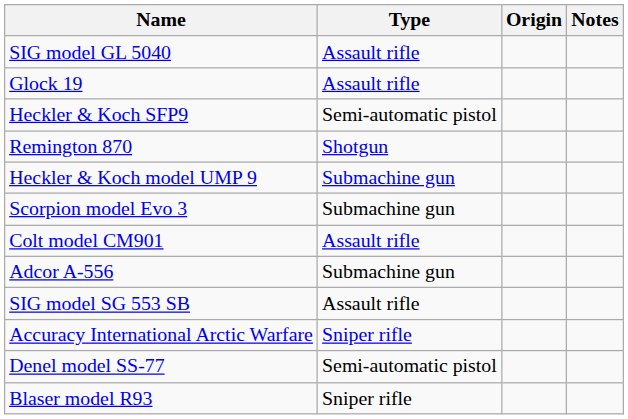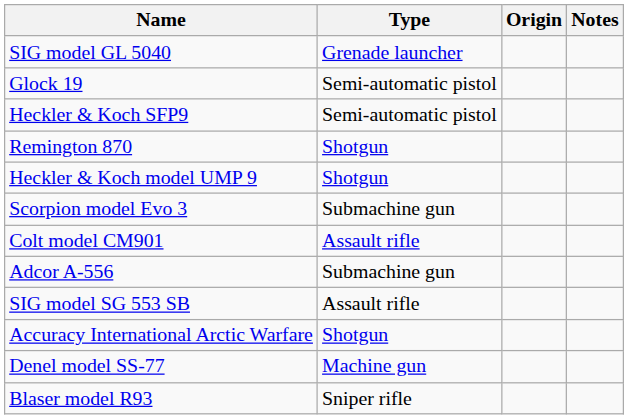(371, 51) Assault rifle -> (392, 51) Grenade launcher
(371, 83) Assault rifle -> (409, 83) Semi-automatic pistol
(388, 177) Submachine gun -> (355, 177) Shotgun
(367, 334) Sniper rifle -> (355, 334) Shotgun
(409, 366) Semi-automatic pistol -> (374, 366) Machine gun
